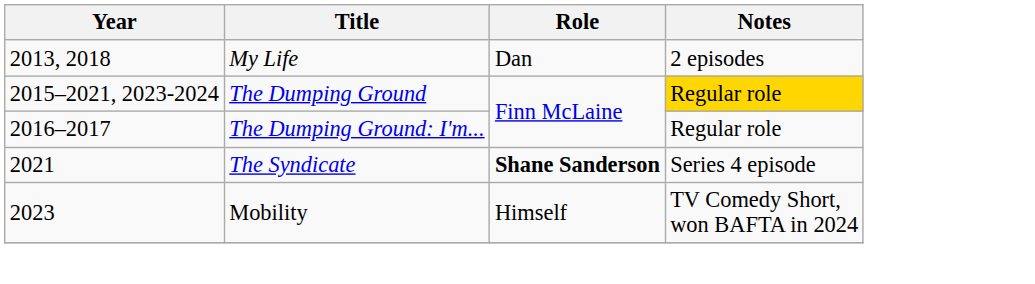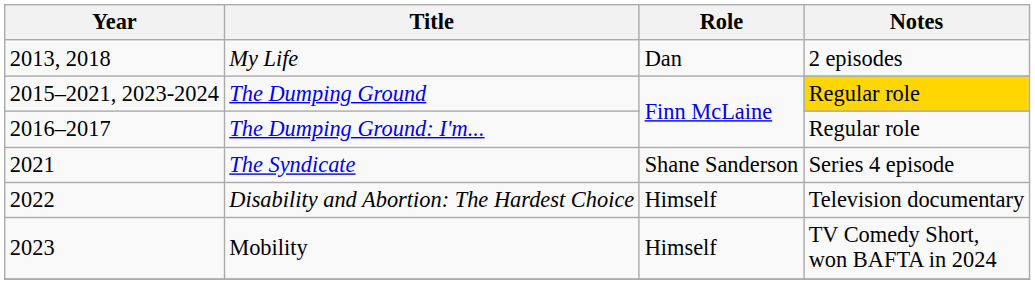(577, 164) bold -> (721, 164) normal
+ row: (432, 199)
